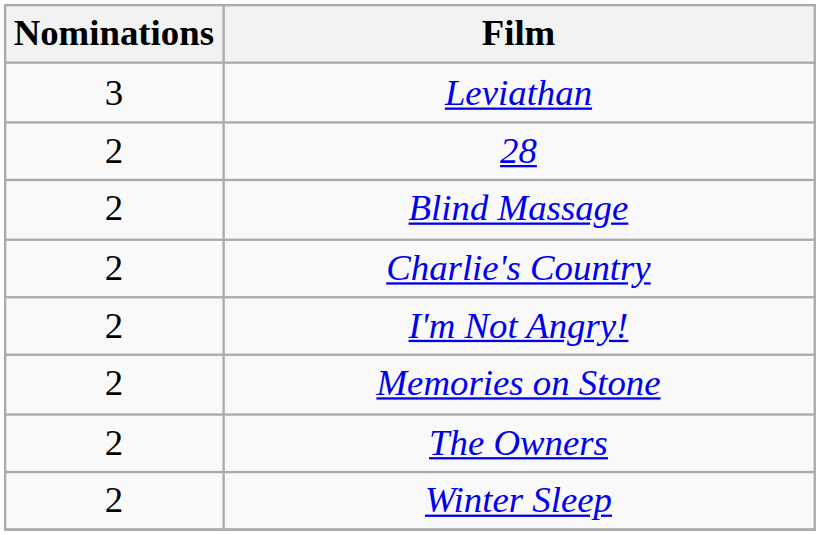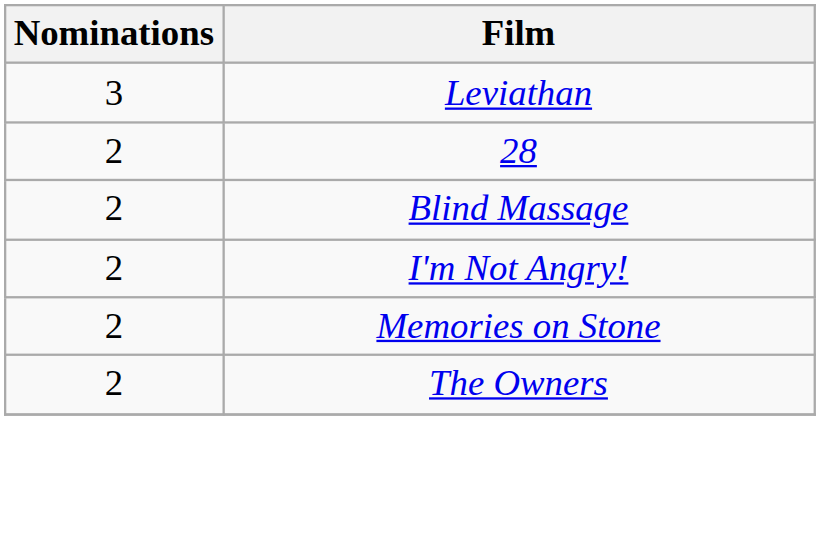- row: (518, 267)
- row: (518, 500)
